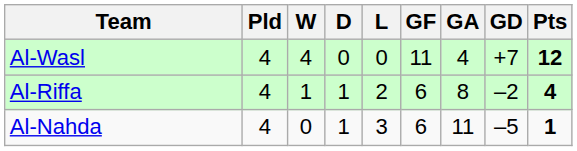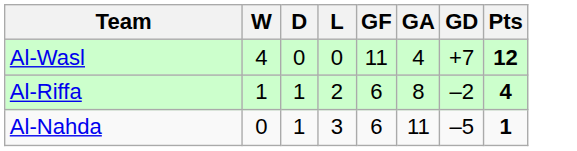- column: (265, 22)
